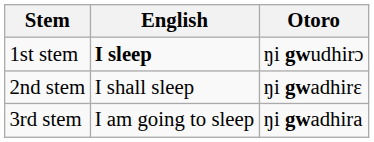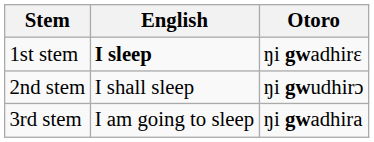(314, 53) ŋi gwudhirɔ -> (313, 53) ŋi gwadhirɛ
(313, 86) ŋi gwadhirɛ -> (314, 86) ŋi gwudhirɔ
